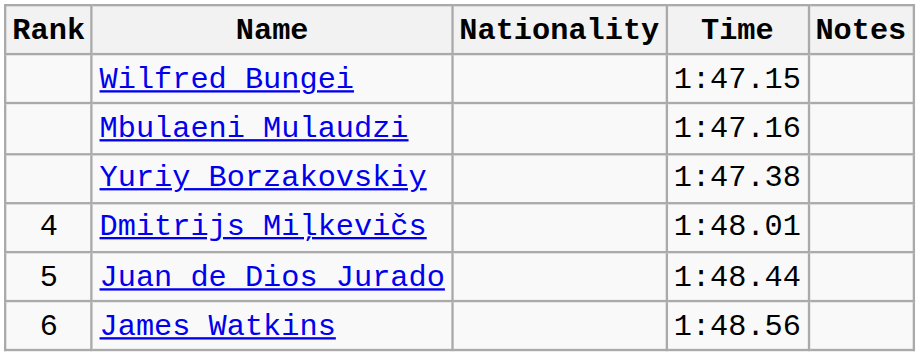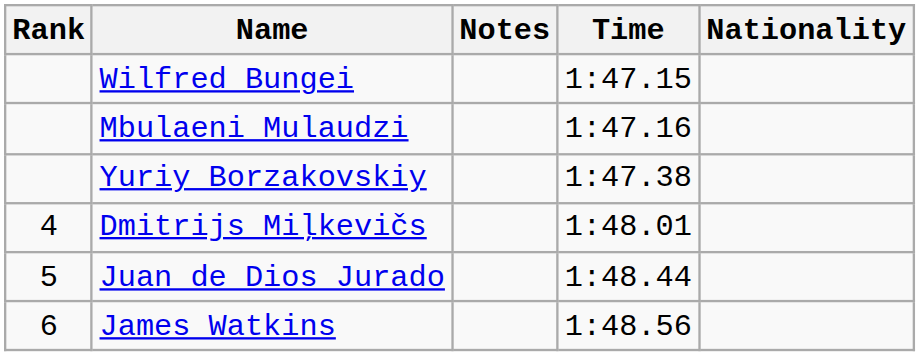columns swapped: (559, 30) <-> (861, 30)
